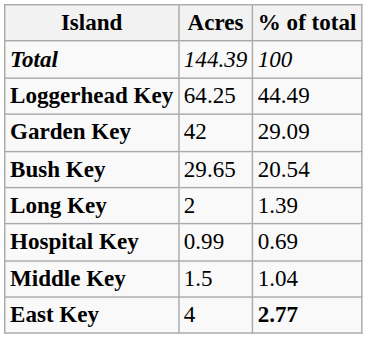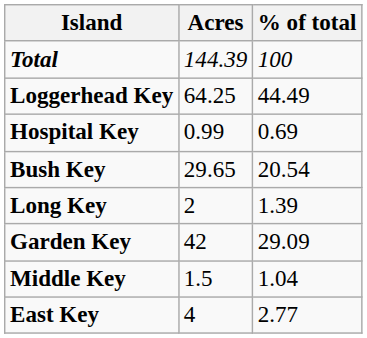rows swapped: (71, 132) <-> (74, 242)
(278, 315) bold -> (278, 315) normal
